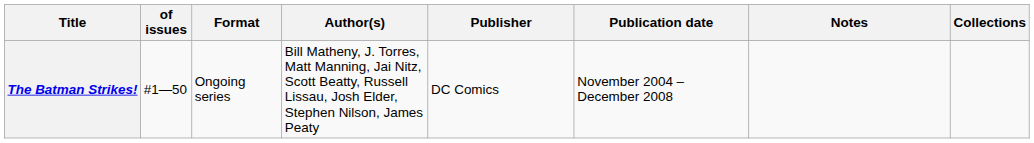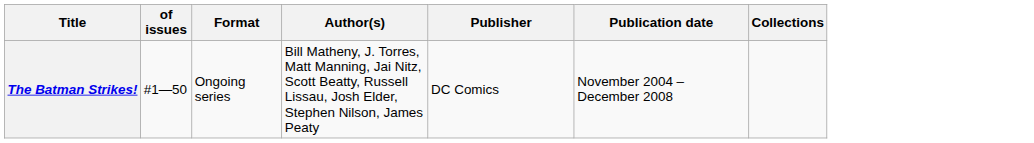- column: (849, 22)
